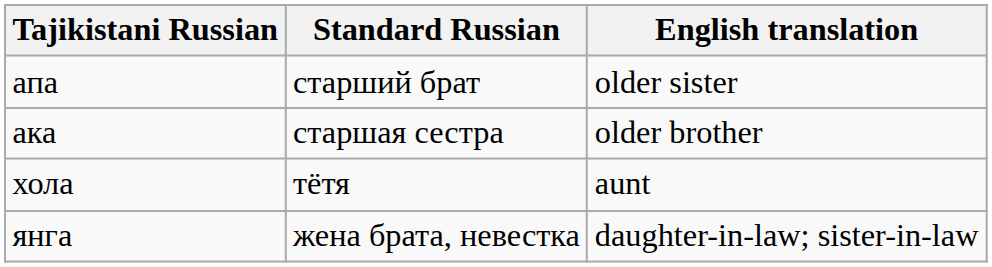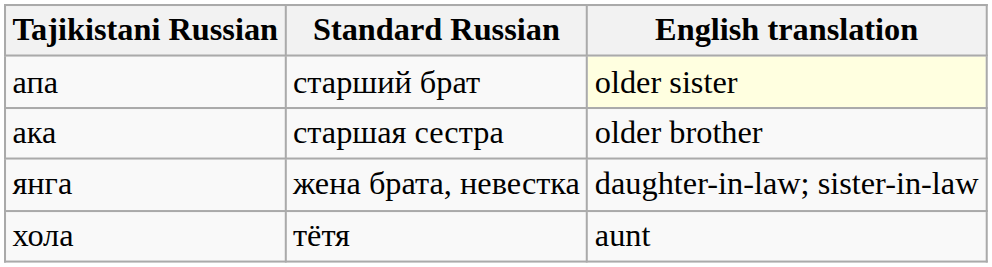(666, 81) no background -> (666, 81) lightyellow background
rows swapped: (43, 183) <-> (42, 235)
